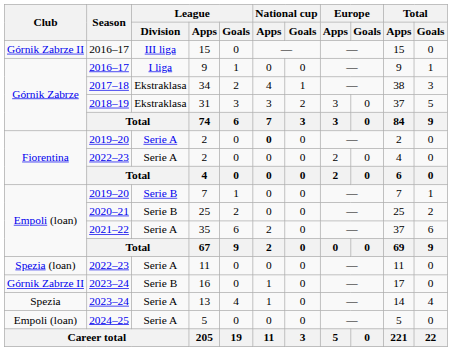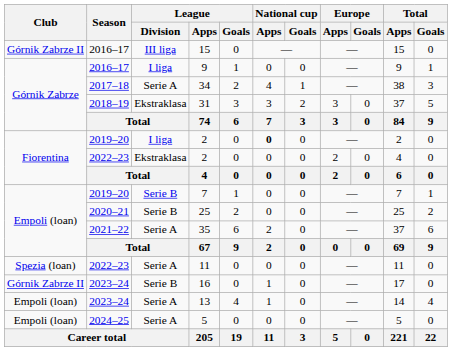(160, 85) Ekstraklasa -> (160, 85) Serie A
(160, 139) Serie A -> (160, 139) I liga
(160, 157) Serie A -> (160, 157) Ekstraklasa
(45, 301) Spezia -> (45, 301) Empoli (loan)
